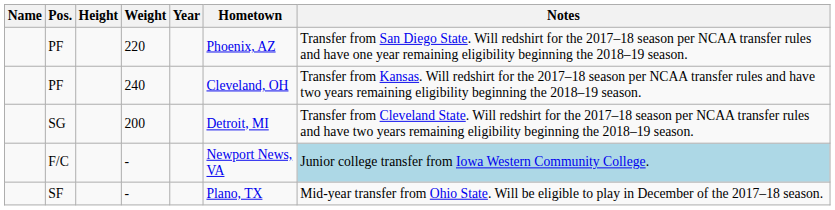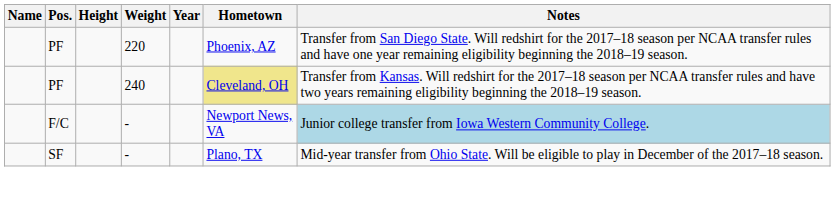(247, 85) no background -> (247, 85) khaki background
- row: (57, 124)
